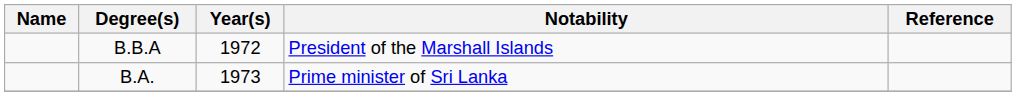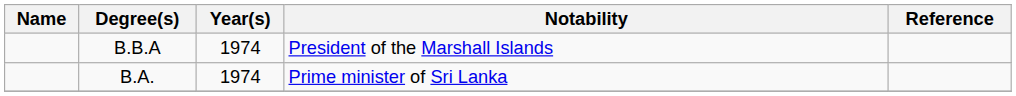(240, 47) 1972 -> (240, 47) 1974
(240, 76) 1973 -> (240, 76) 1974
